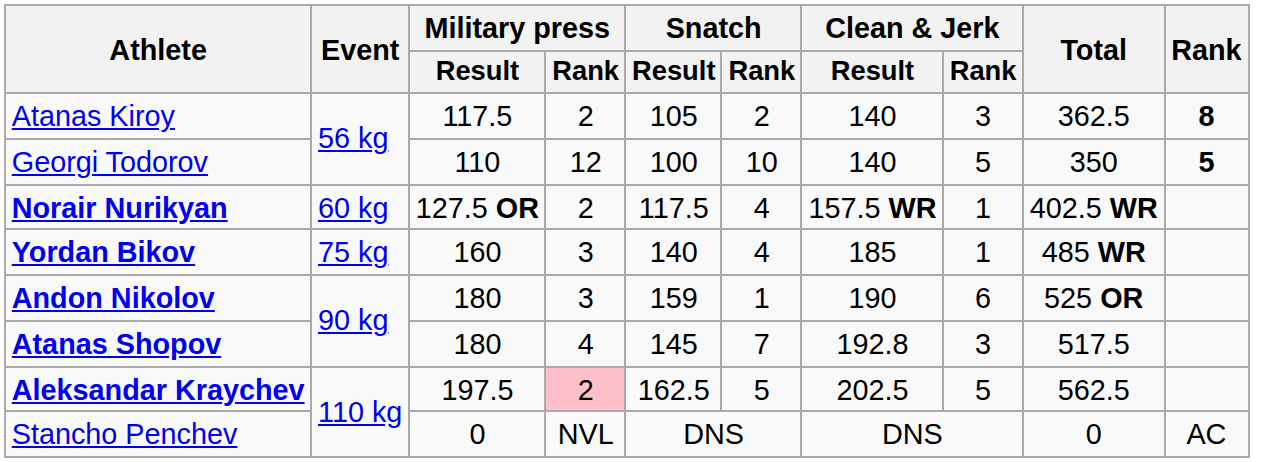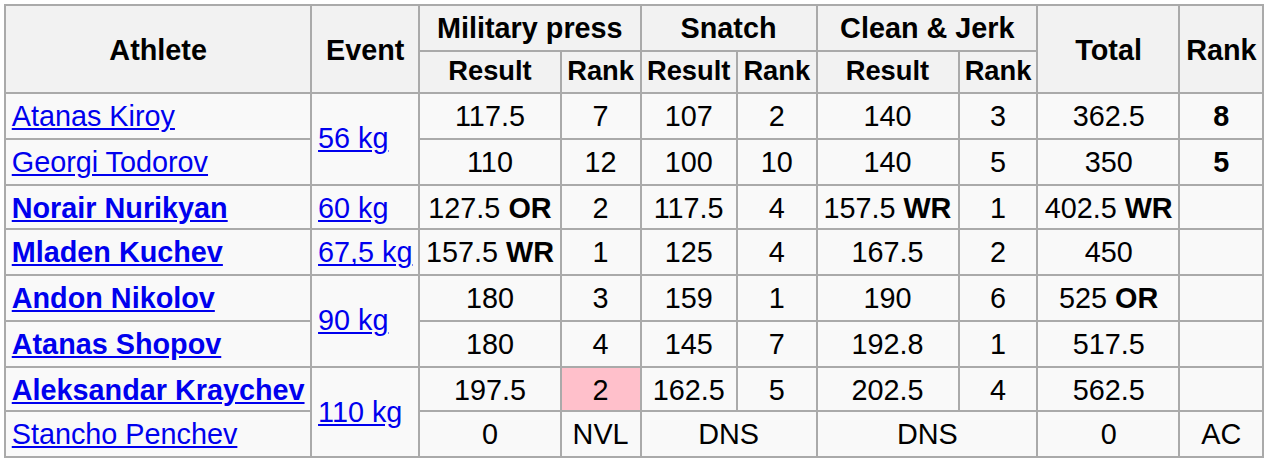(586, 117) 2 -> (601, 117) 7
(674, 117) 105 -> (689, 117) 107
+ row: (117, 253)
- row: (103, 253)
(983, 344) 3 -> (998, 344) 1
(983, 390) 5 -> (998, 390) 4
